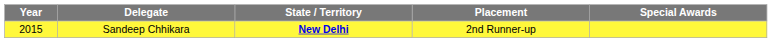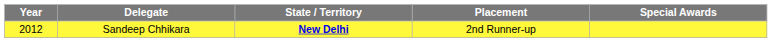(31, 29) 2015 -> (31, 29) 2012
